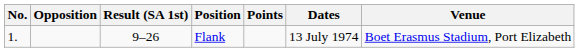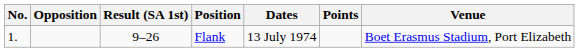columns swapped: (265, 15) <-> (324, 15)
